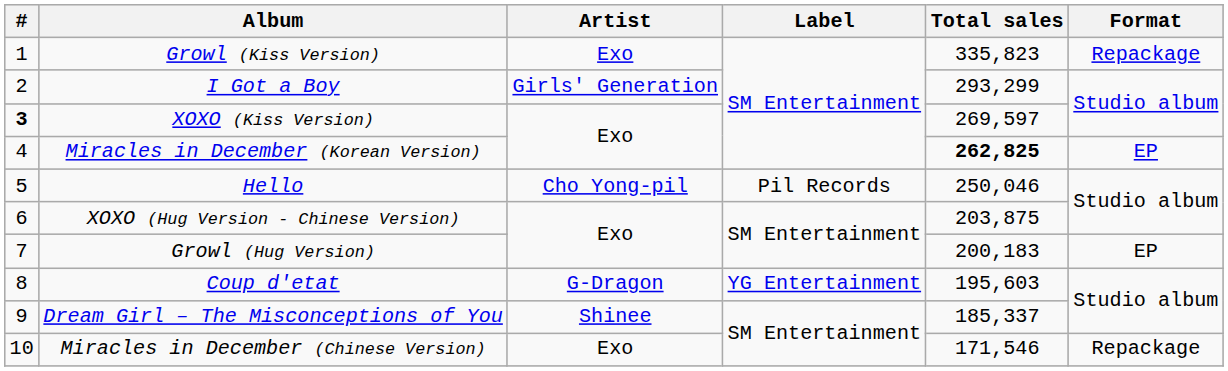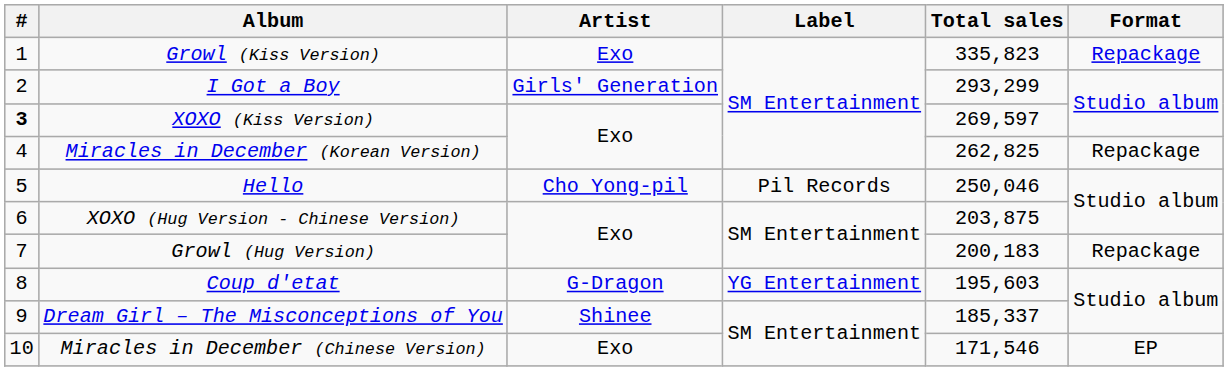(997, 153) bold -> (997, 153) normal
(1146, 153) EP -> (1146, 153) Repackage
(1146, 251) EP -> (1146, 251) Repackage
(1146, 350) Repackage -> (1146, 350) EP
